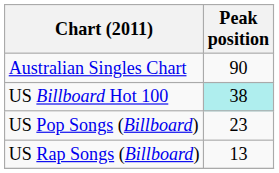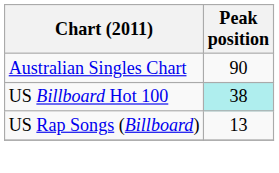- row: (104, 125)
